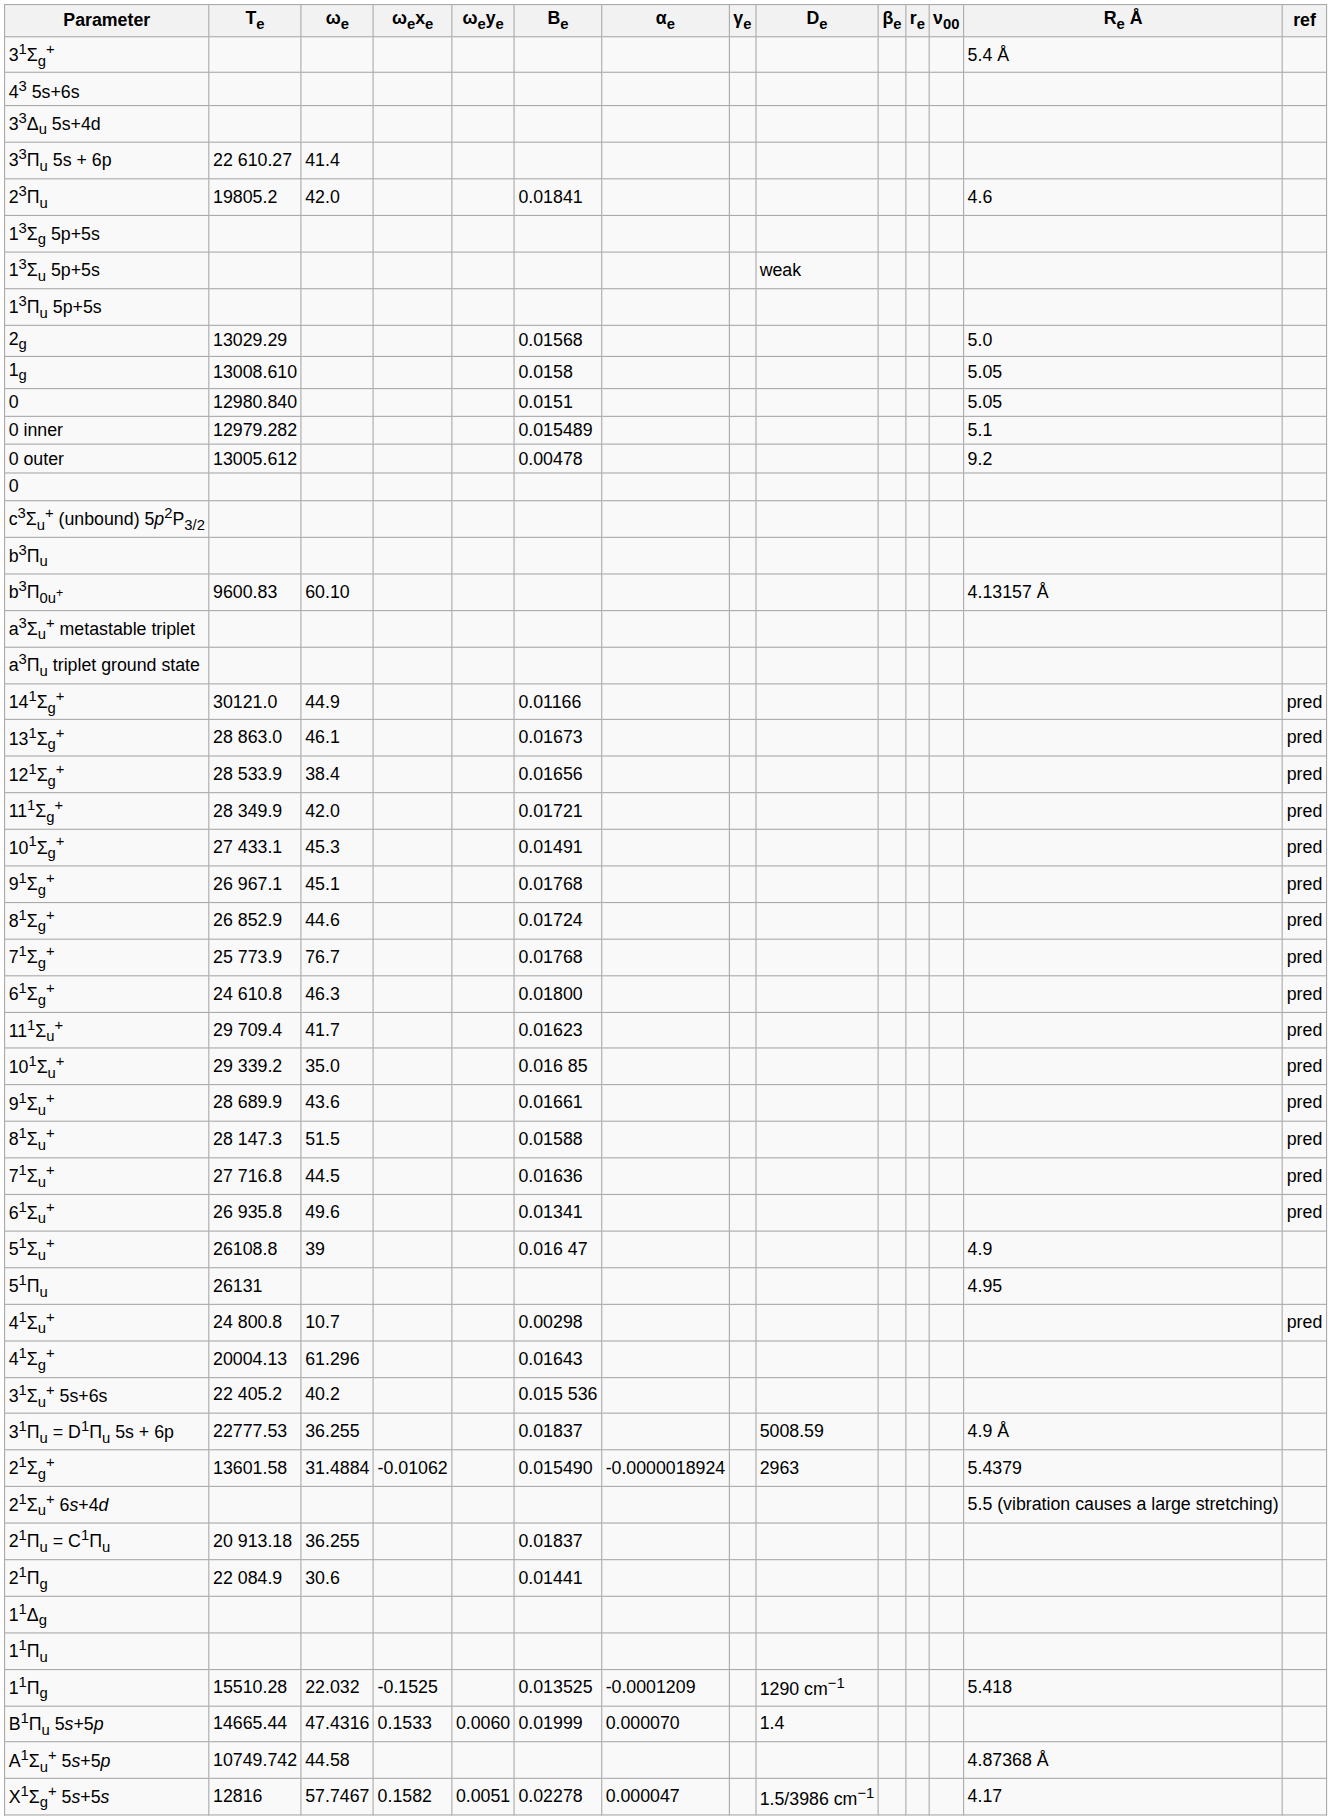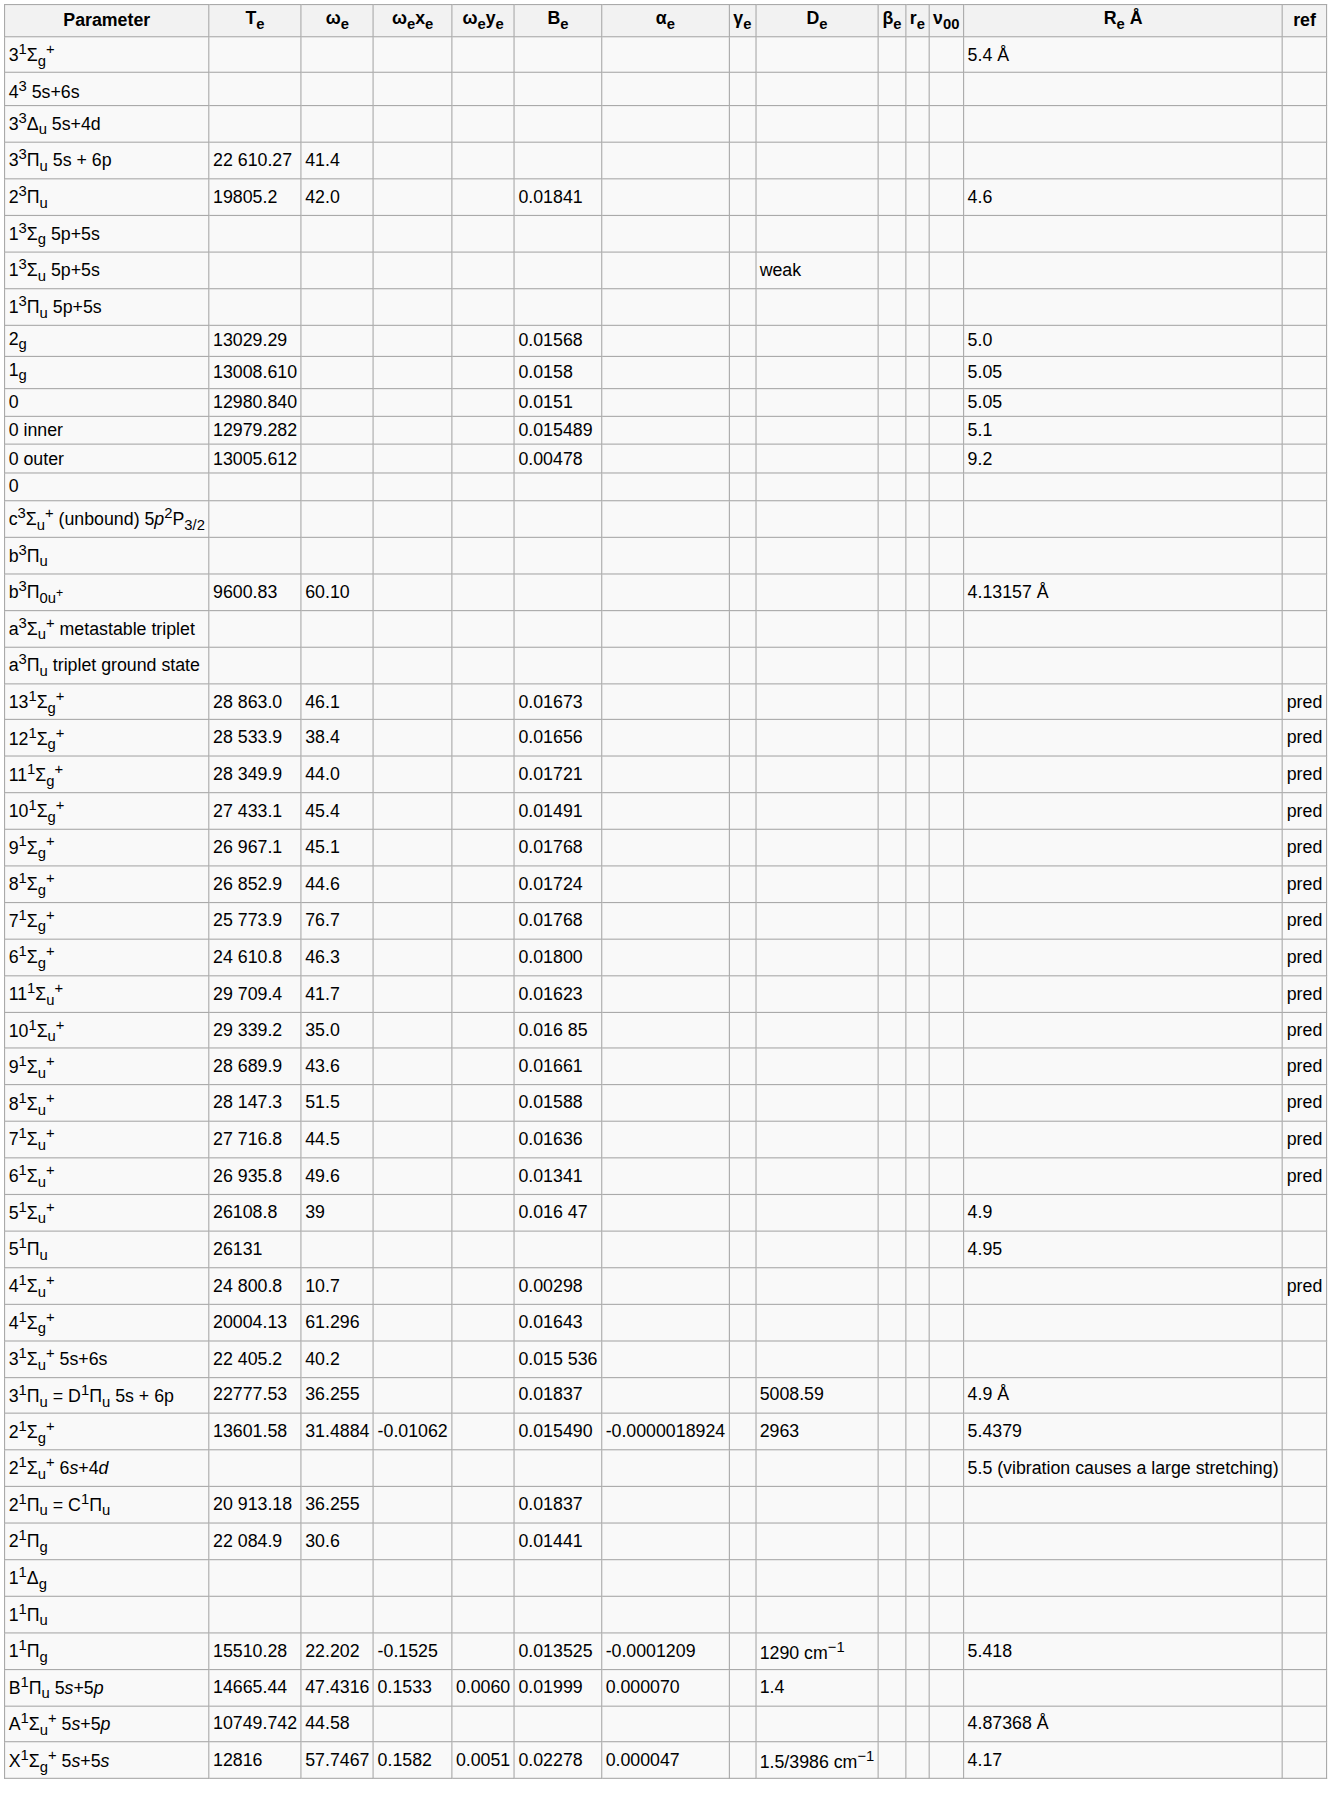- row: (37, 702)
(323, 811) 42.0 -> (323, 774) 44.0
(323, 847) 45.3 -> (323, 811) 45.4
(332, 1687) 22.032 -> (332, 1650) 22.202
